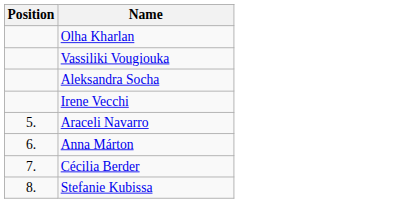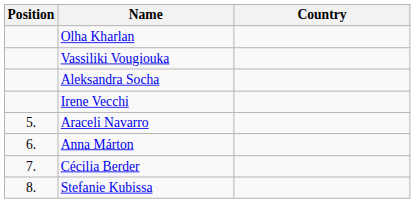+ column: (322, 15)
